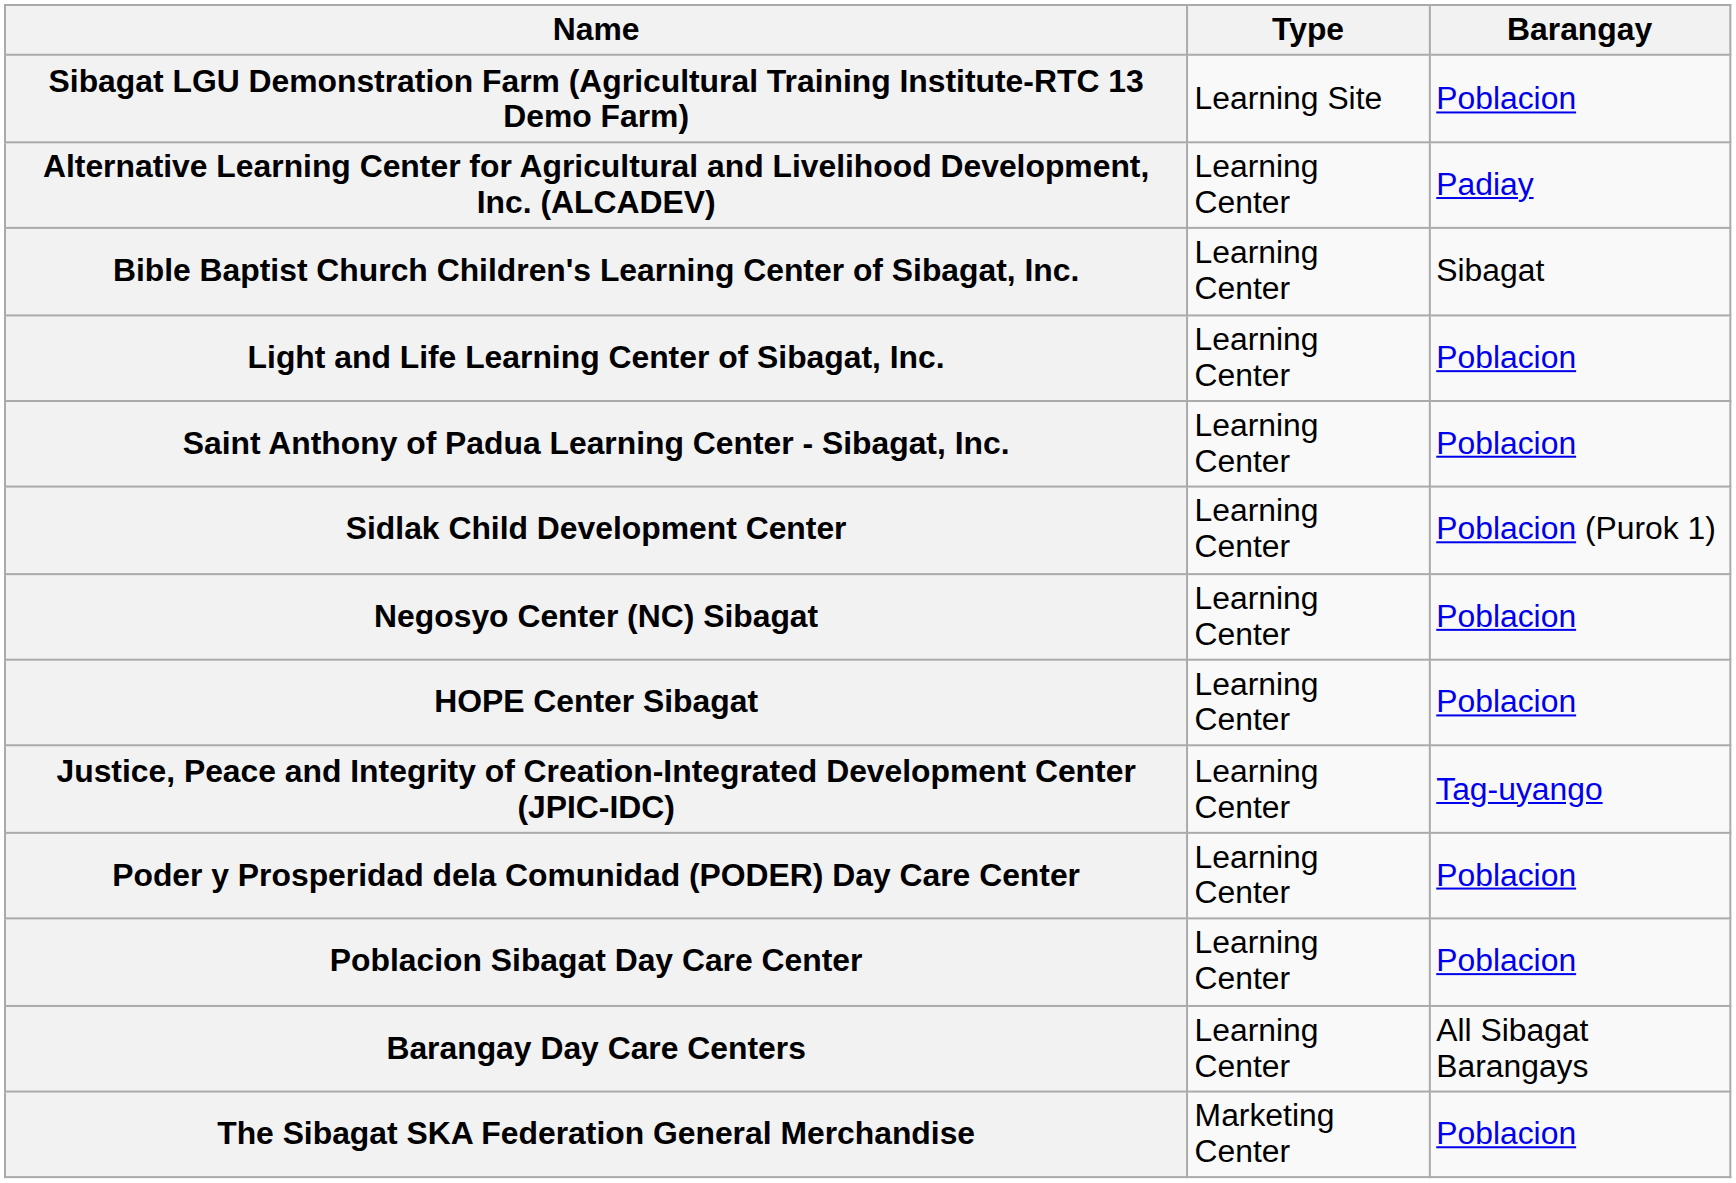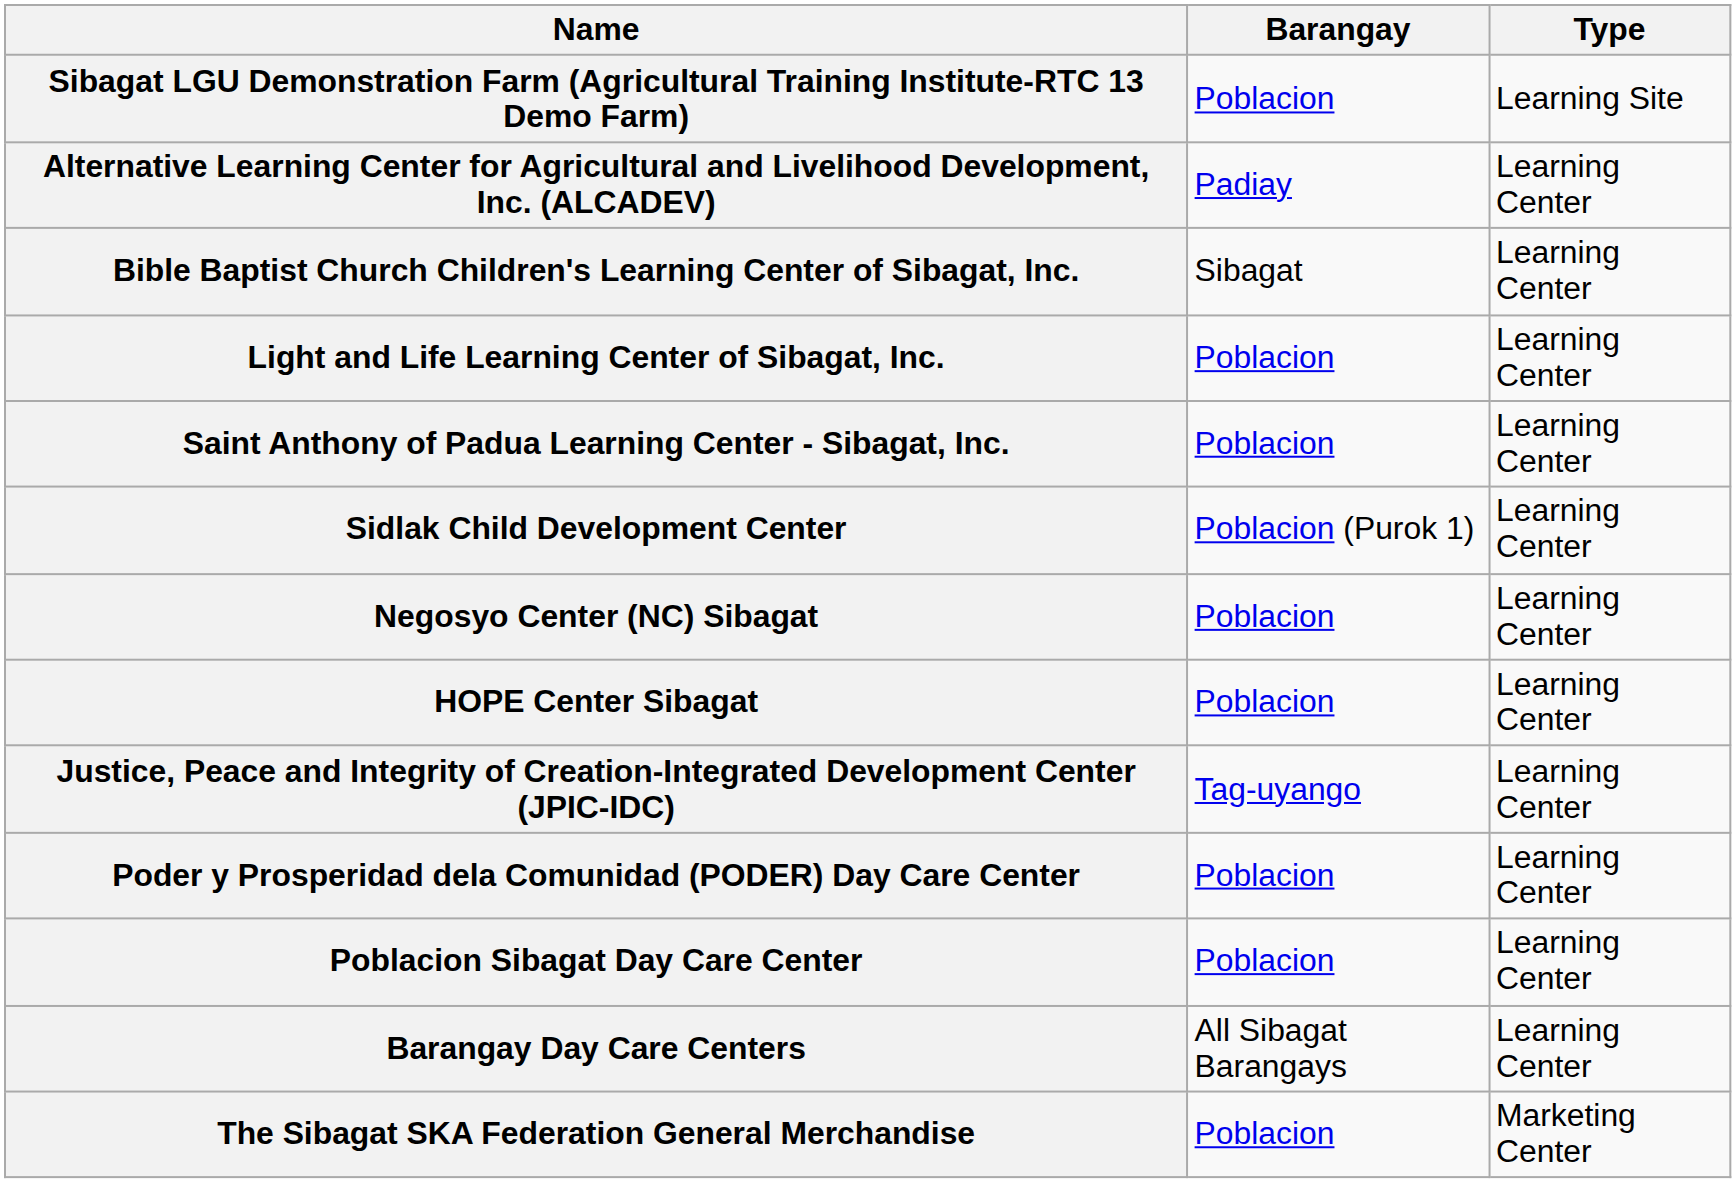columns swapped: (1308, 29) <-> (1580, 29)
